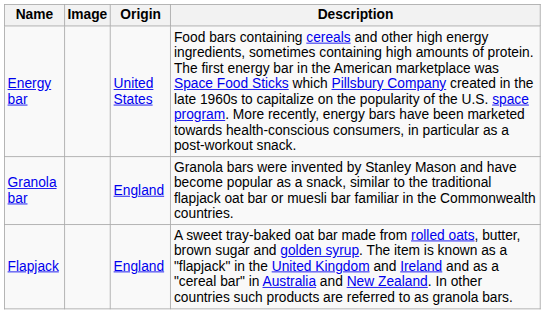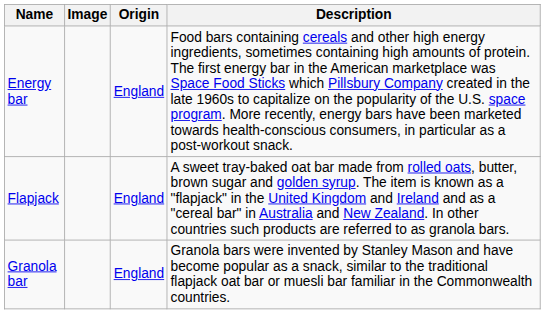(134, 91) United States -> (139, 91) England
rows swapped: (33, 266) <-> (32, 190)
